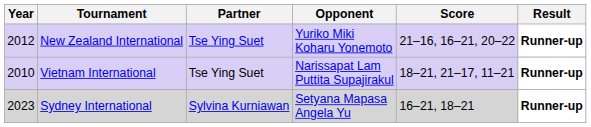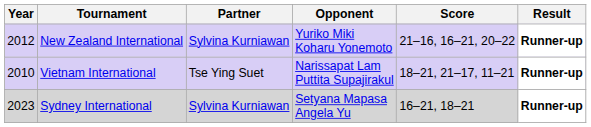(226, 41) Tse Ying Suet -> (239, 41) Sylvina Kurniawan
